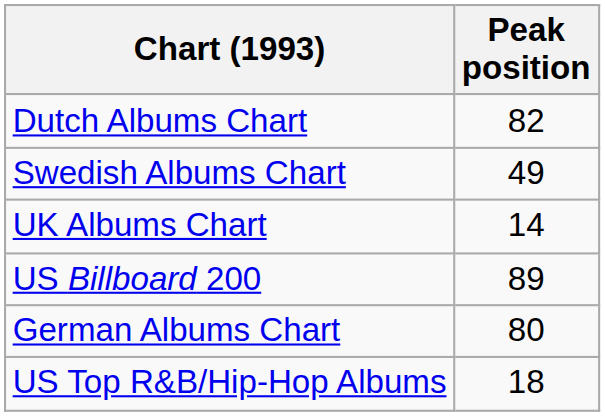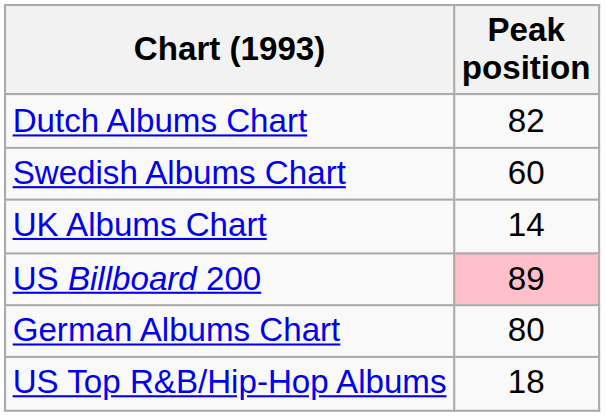(526, 173) 49 -> (526, 173) 60
(526, 278) no background -> (526, 278) pink background
